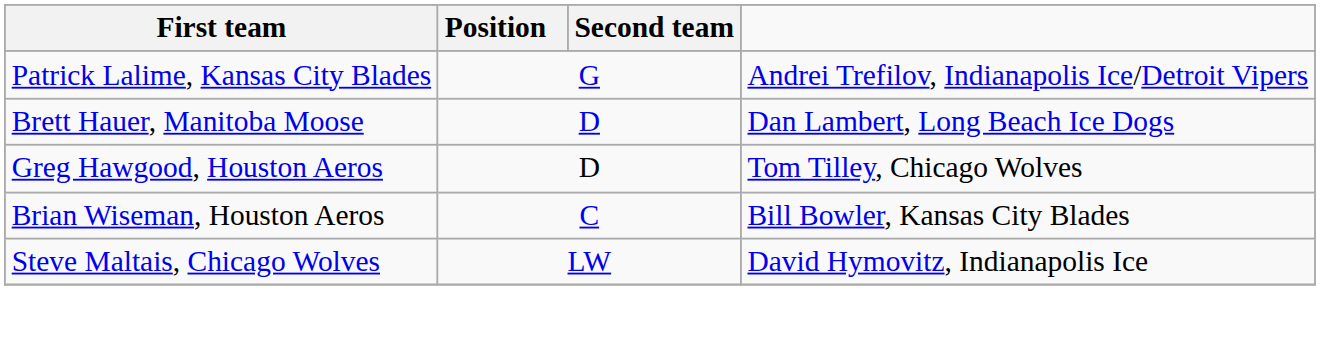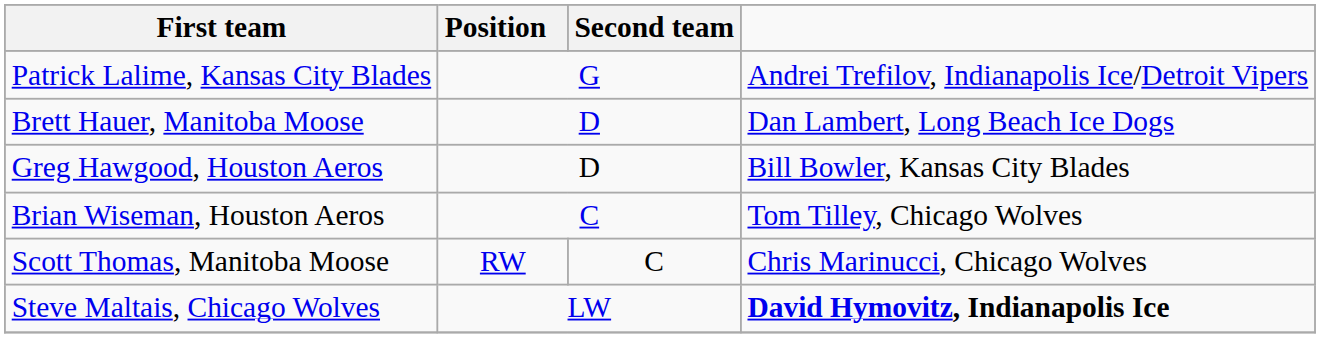(915, 167) Tom Tilley, Chicago Wolves -> (939, 167) Bill Bowler, Kansas City Blades
(939, 214) Bill Bowler, Kansas City Blades -> (915, 214) Tom Tilley, Chicago Wolves
+ row: (200, 261)
(948, 261) normal -> (958, 307) bold
